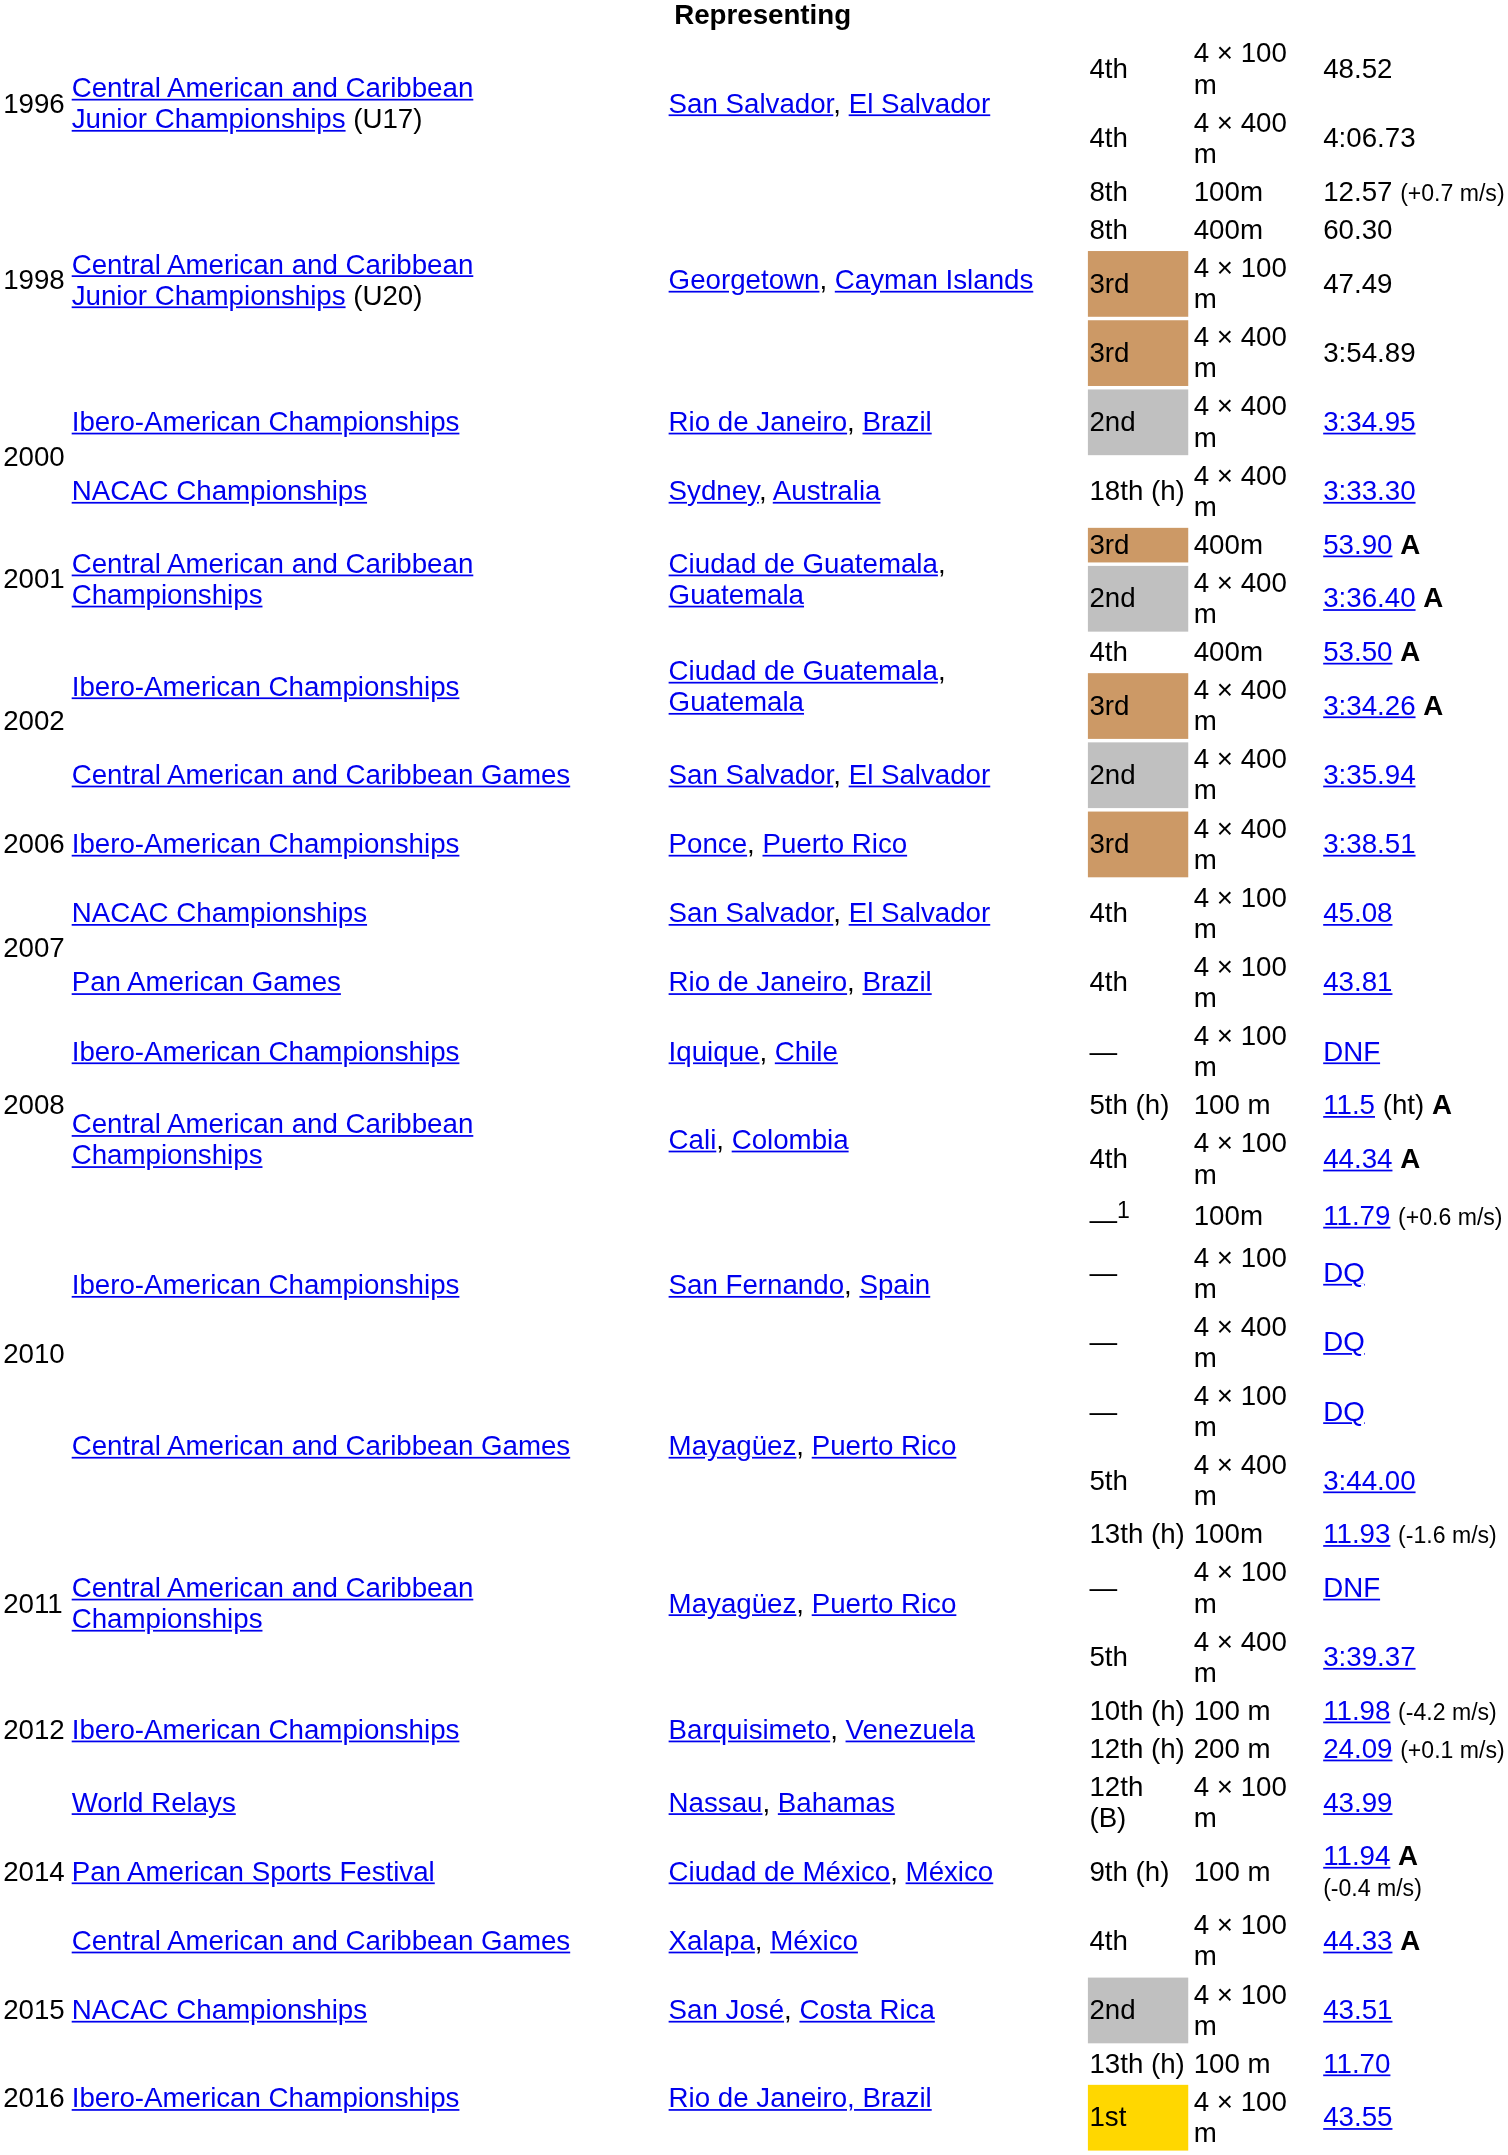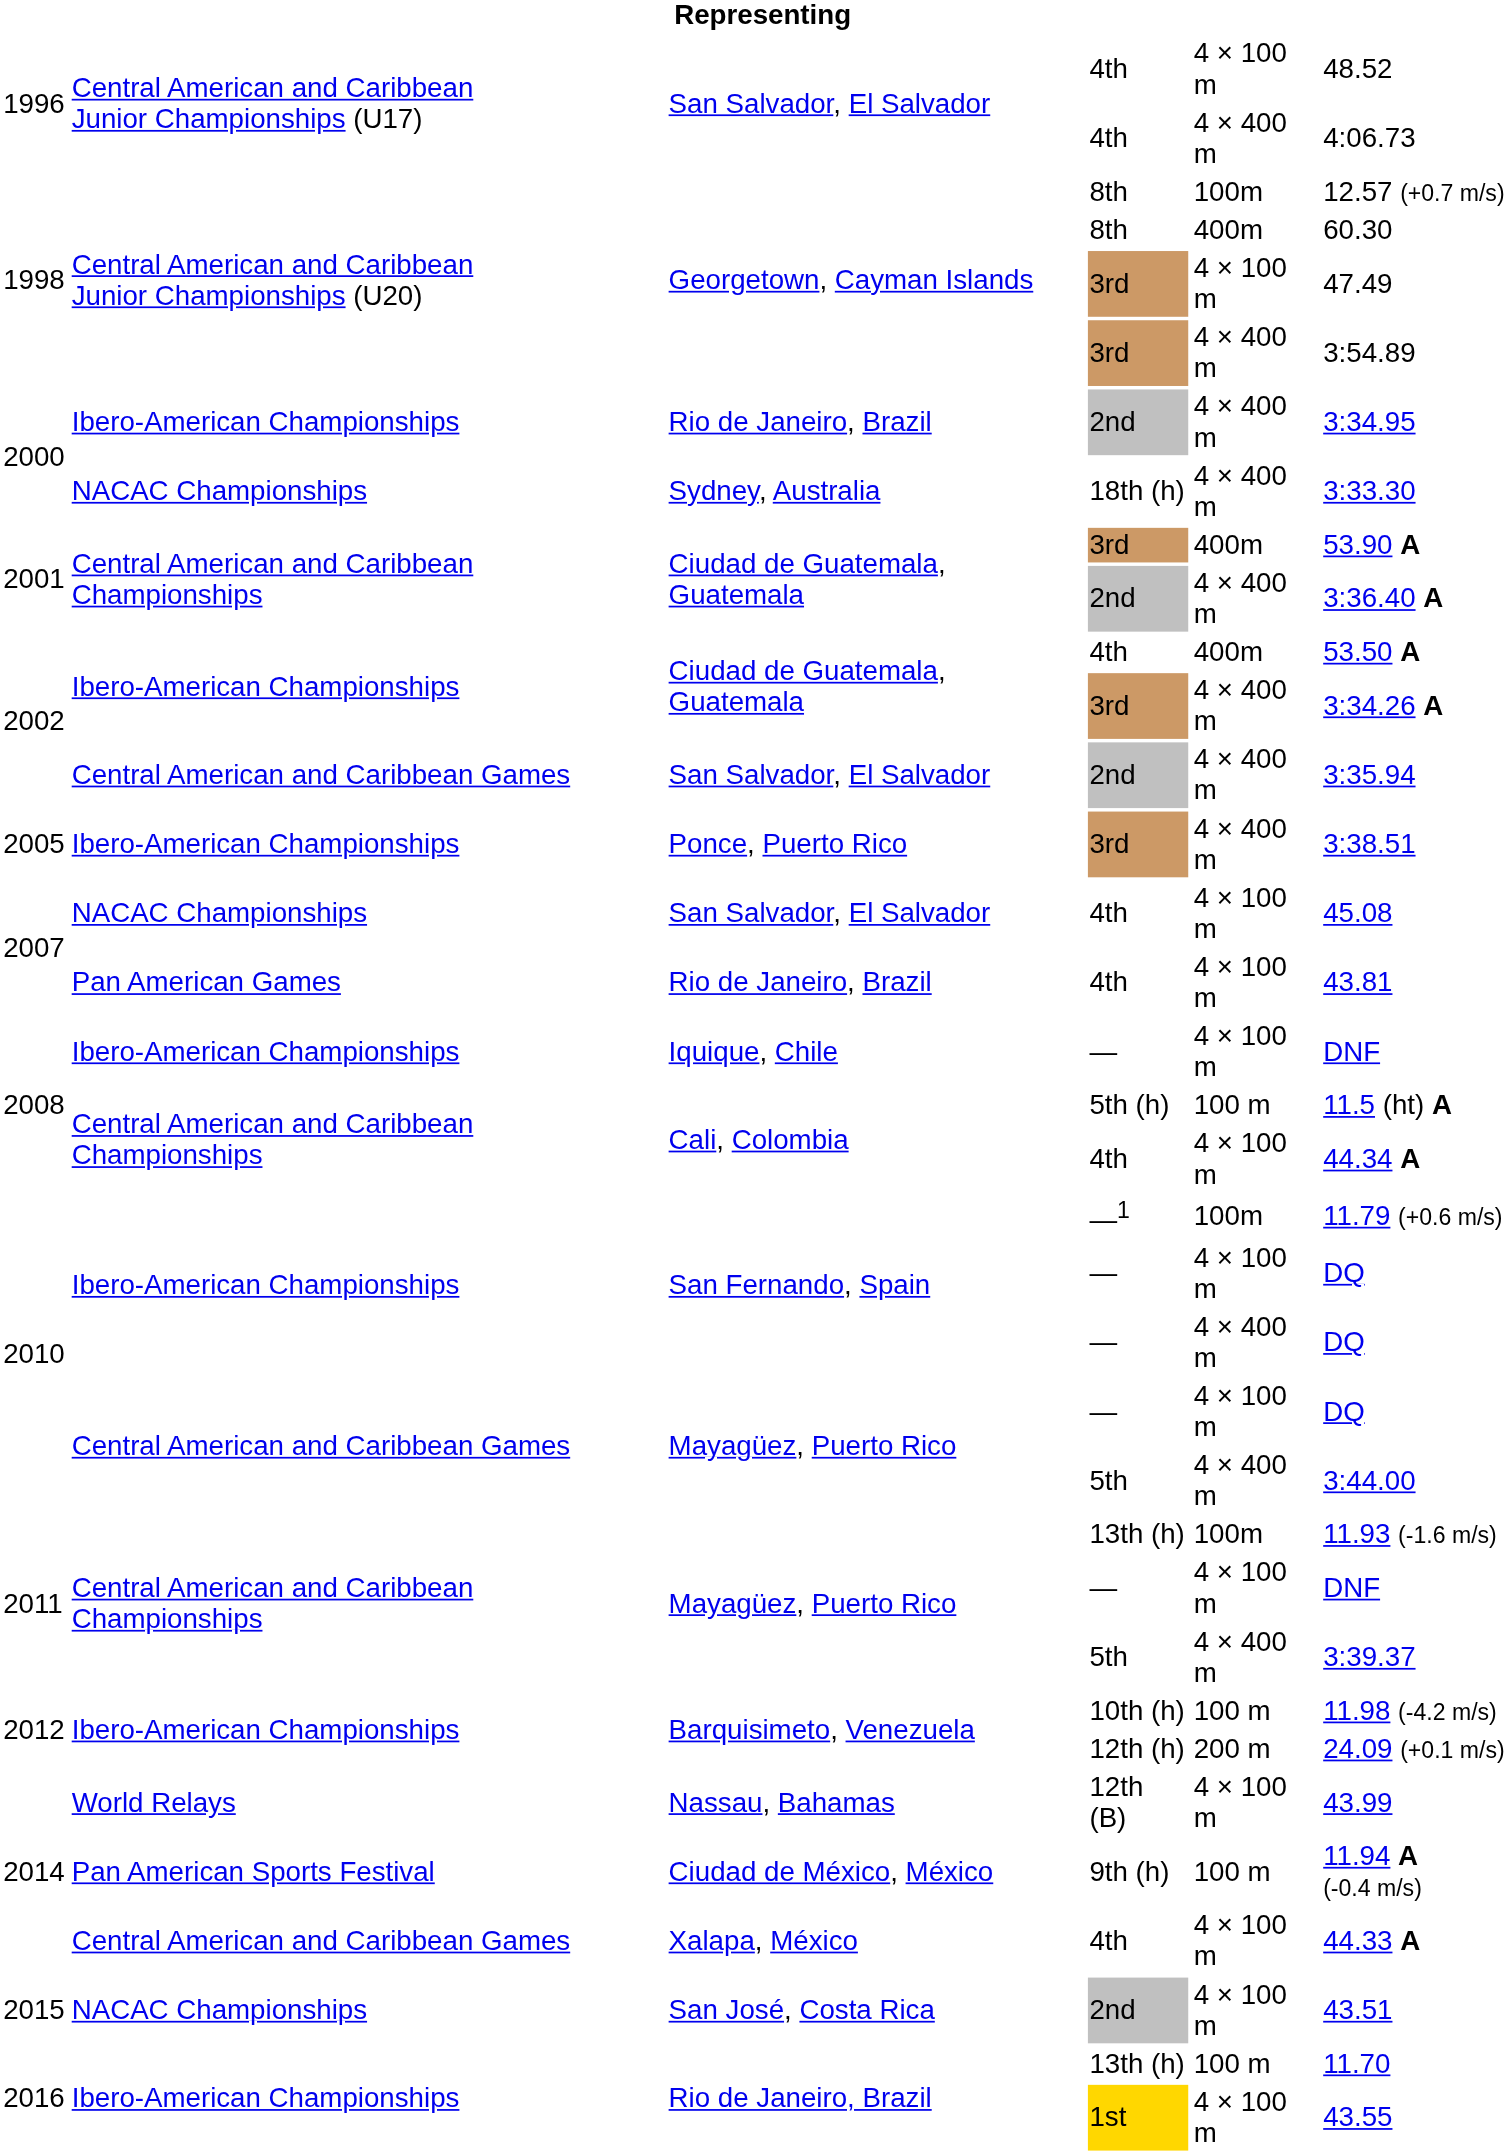(34, 844) 2006 -> (34, 844) 2005
